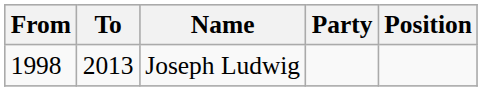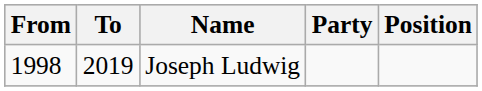(108, 65) 2013 -> (108, 65) 2019
